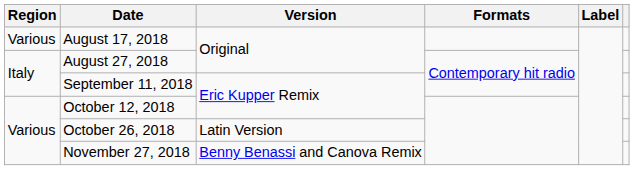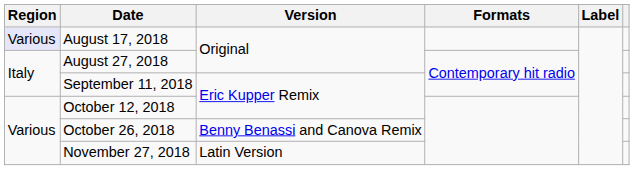(32, 38) no background -> (32, 38) lavender background
(241, 130) Latin Version -> (311, 130) Benny Benassi and Canova Remix
(311, 152) Benny Benassi and Canova Remix -> (241, 152) Latin Version
